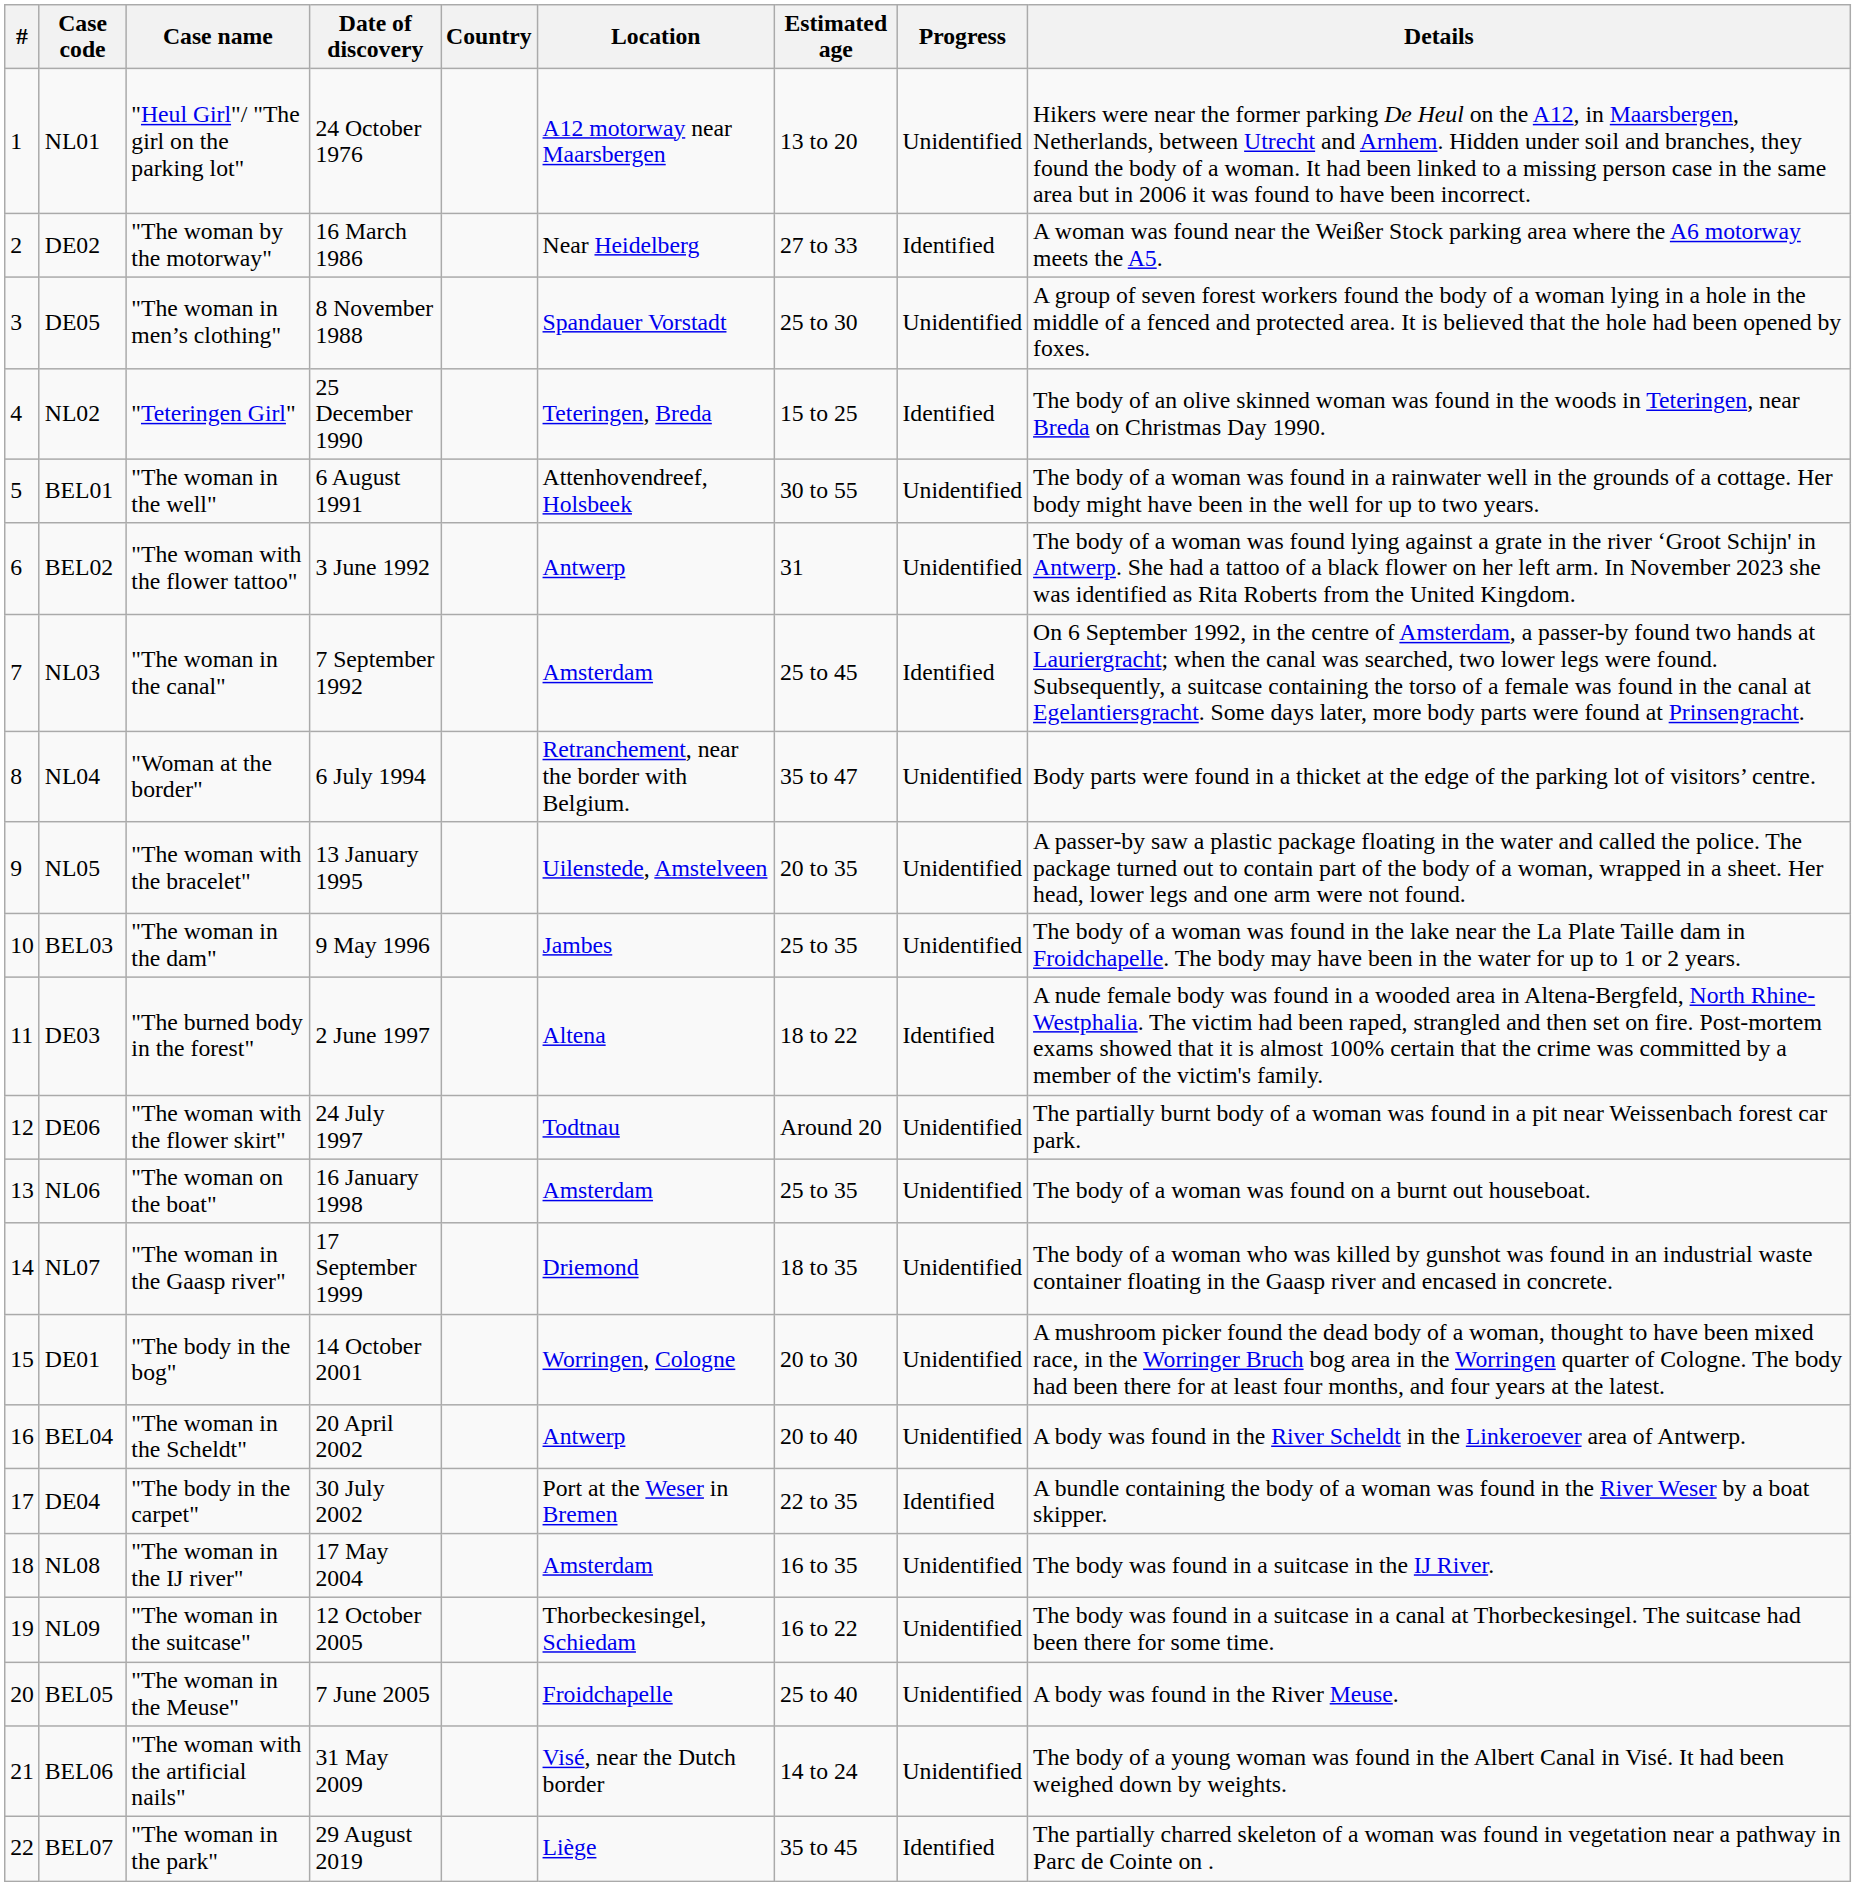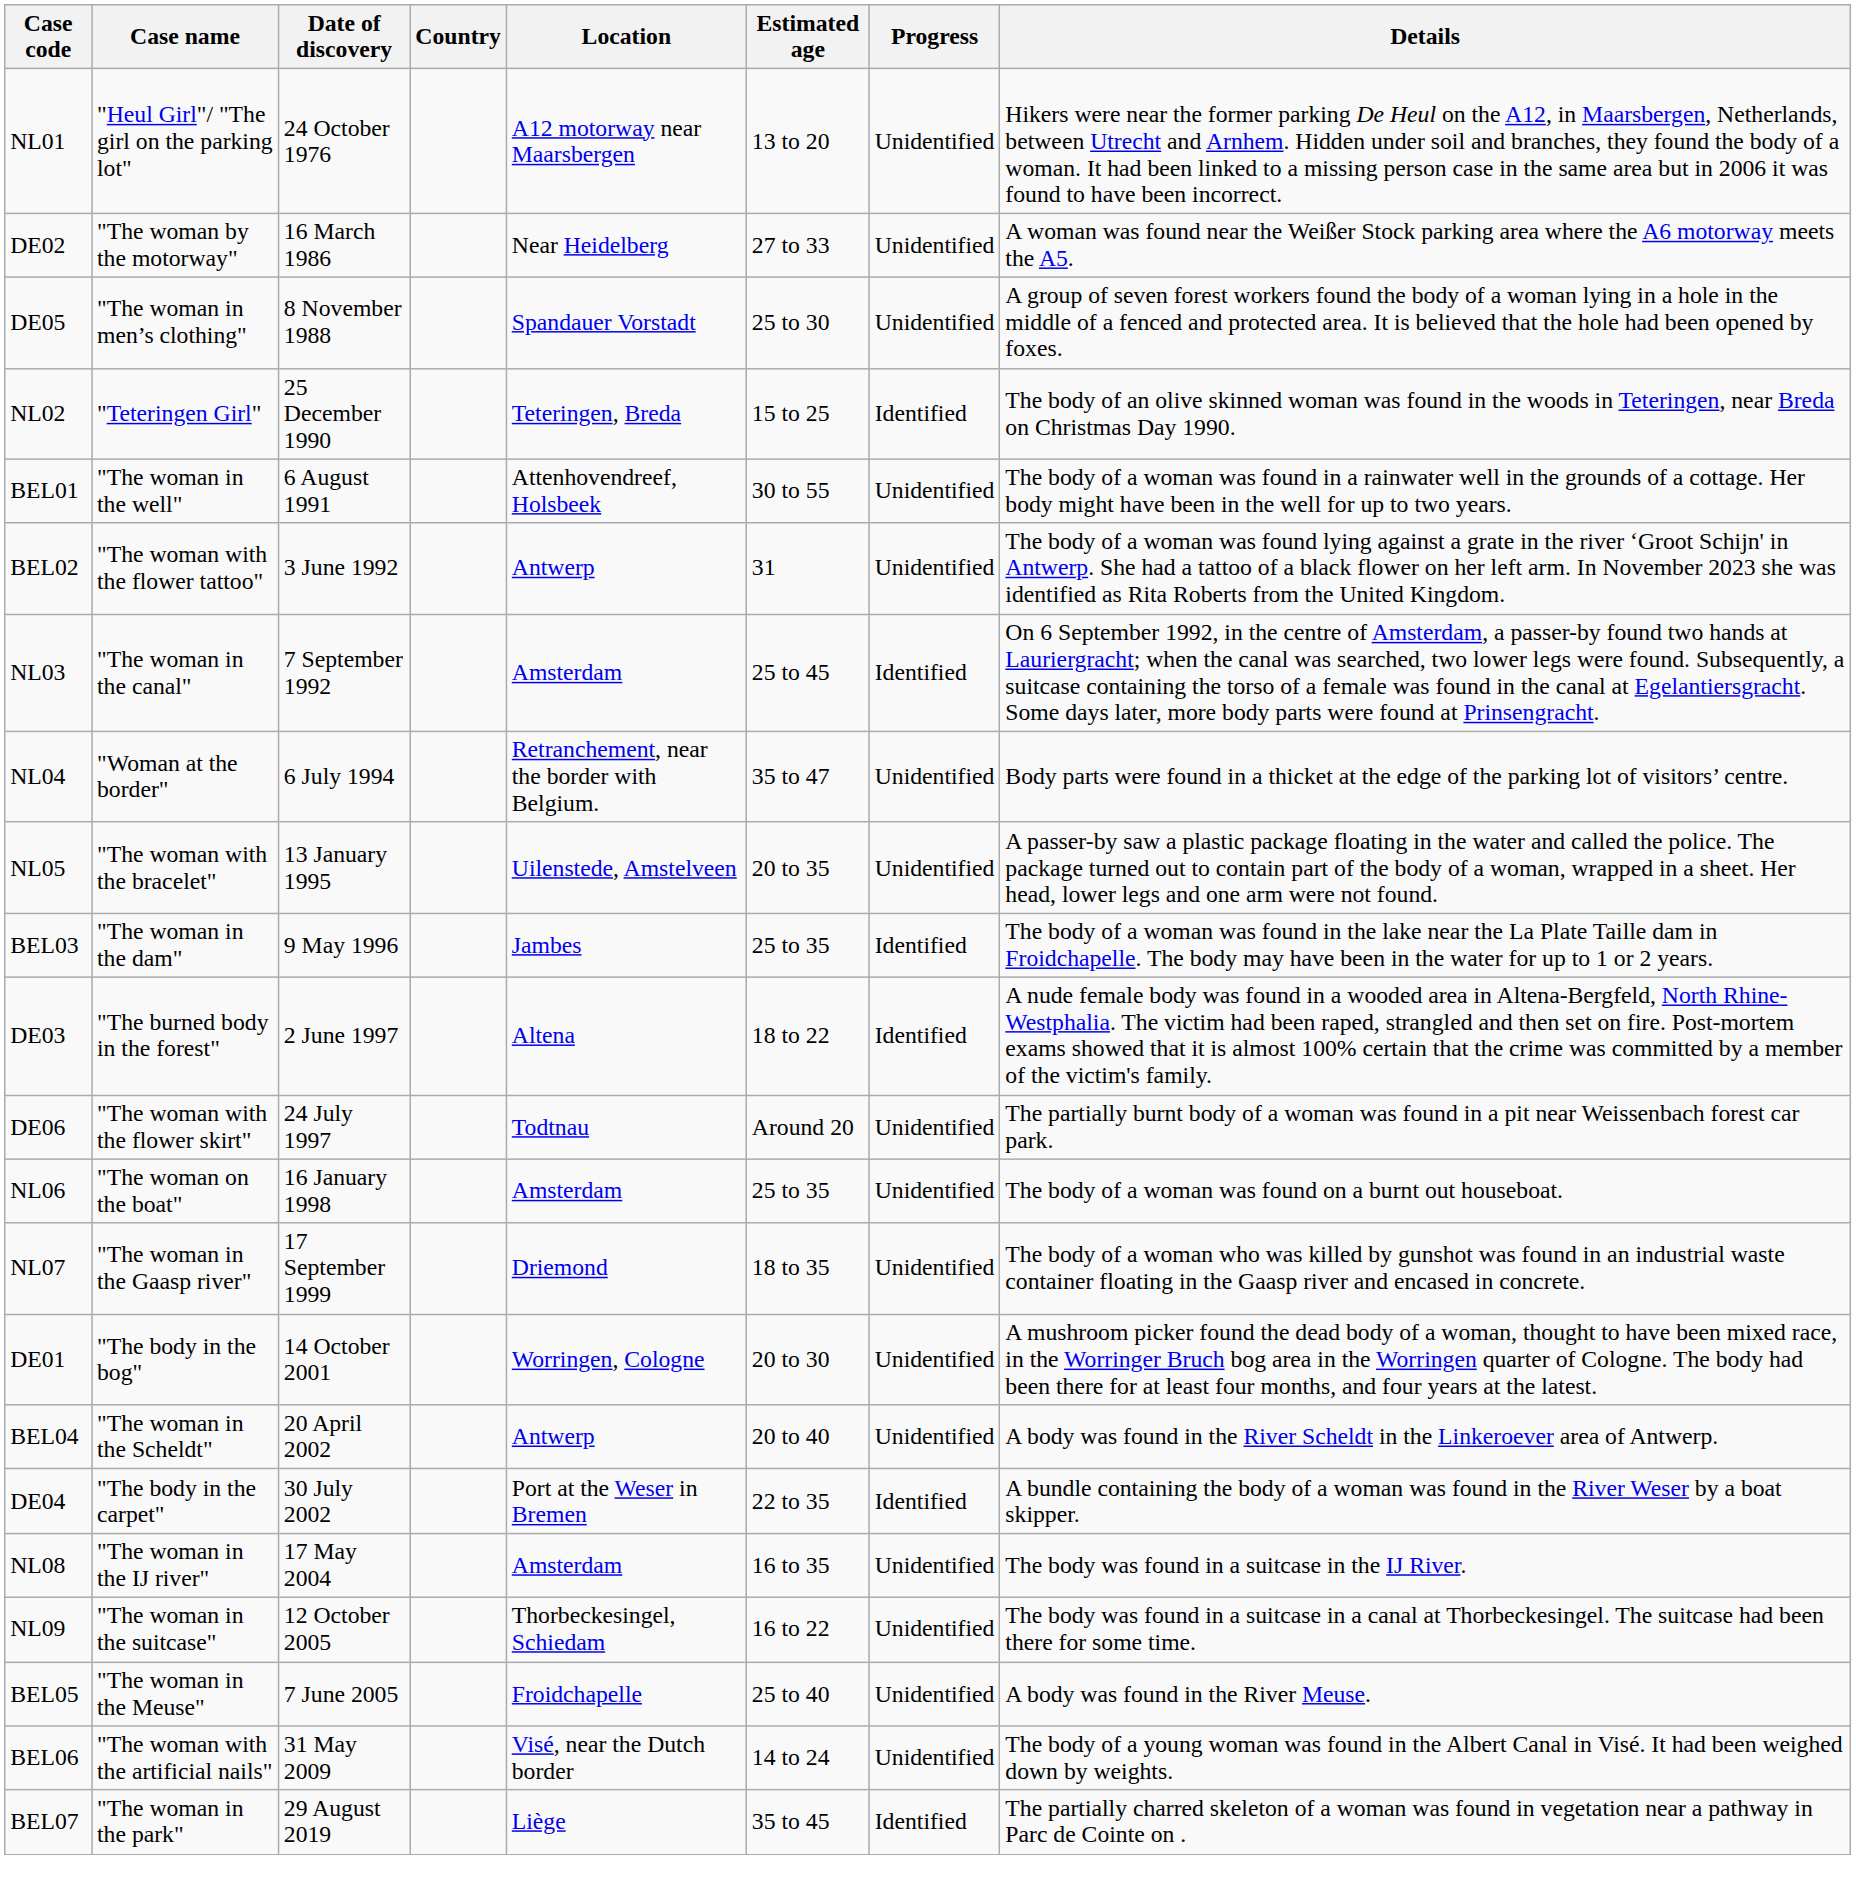- column: (22, 36)
(948, 244) Identified -> (935, 244) Unidentified
(962, 944) Unidentified -> (921, 944) Identified
